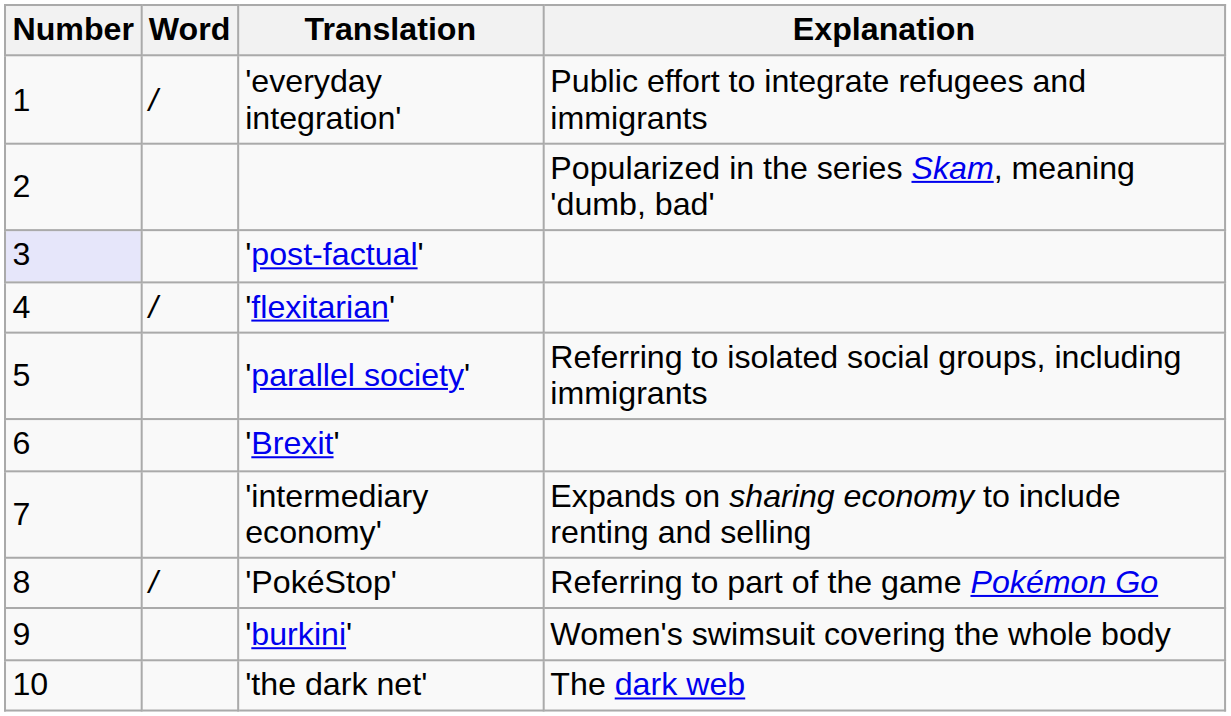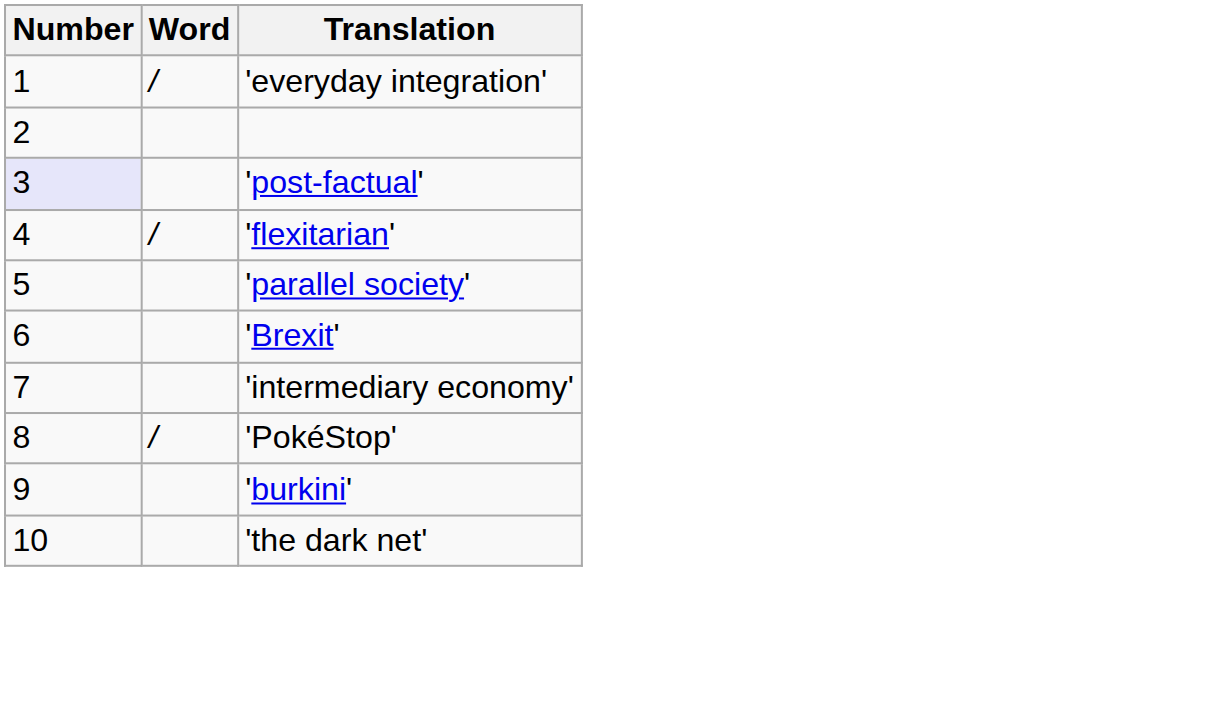- column: (884, 30)
